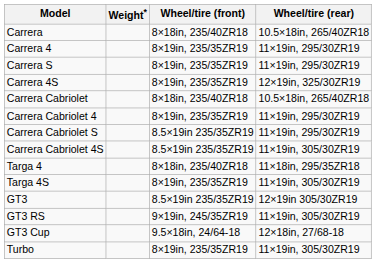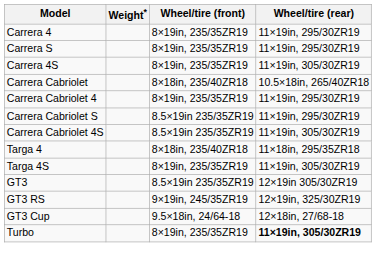- row: (25, 32)
(309, 82) 12×19in, 325/30ZR19 -> (309, 65) 11×19in, 305/30ZR19
(309, 216) 11×19in, 305/30ZR19 -> (309, 199) 12×19in, 325/30ZR19
(309, 250) normal -> (310, 233) bold
